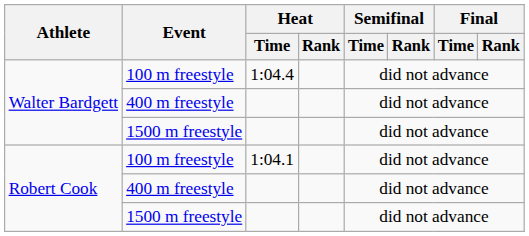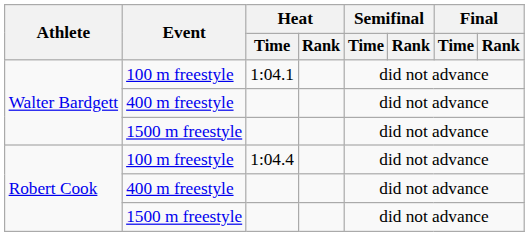(272, 74) 1:04.4 -> (272, 74) 1:04.1
(272, 160) 1:04.1 -> (272, 160) 1:04.4
